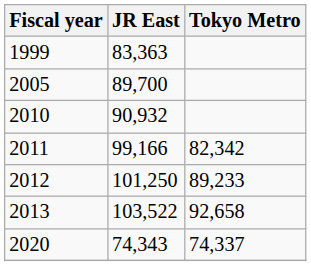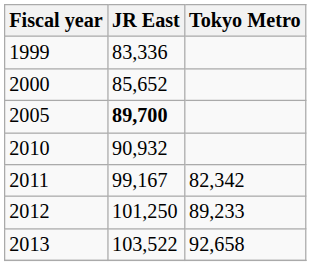(140, 52) 83,363 -> (140, 52) 83,336
+ row: (29, 84)
(140, 84) normal -> (140, 116) bold
(140, 148) 99,166 -> (140, 180) 99,167
- row: (29, 244)
